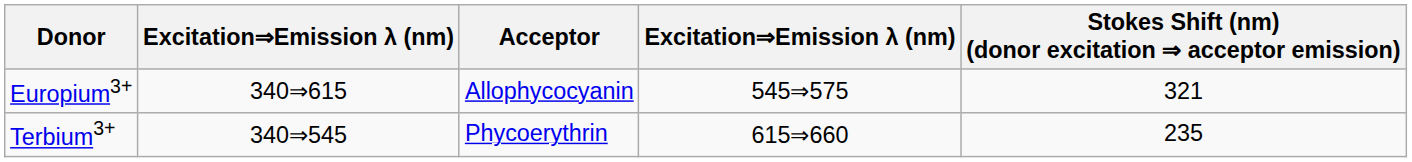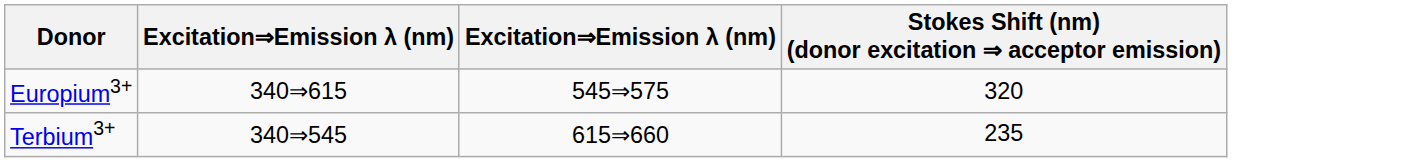- column: (549, 36)
(1183, 90) 321 -> (1004, 90) 320
